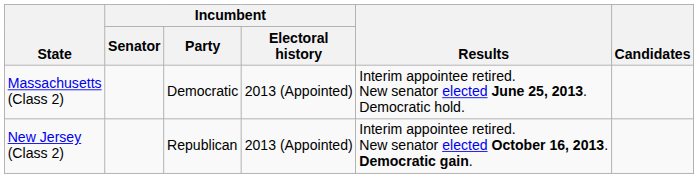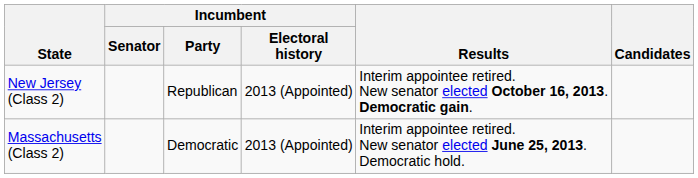rows swapped: (55, 92) <-> (44, 146)
